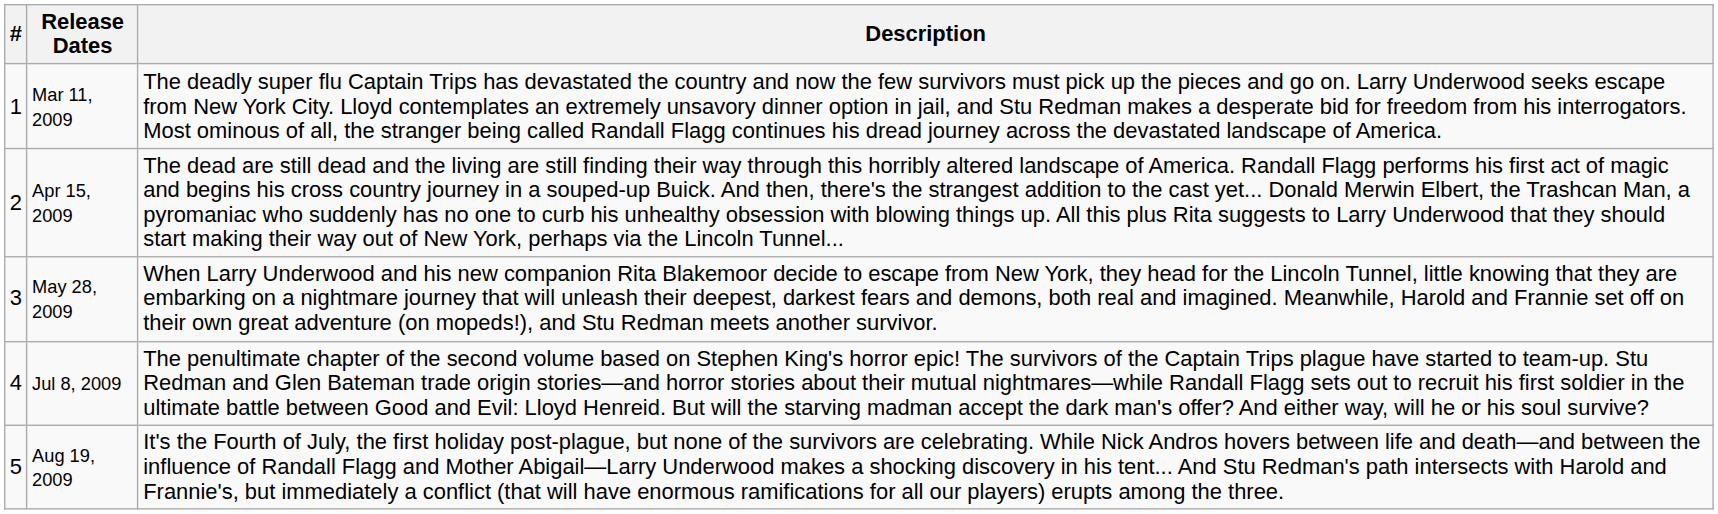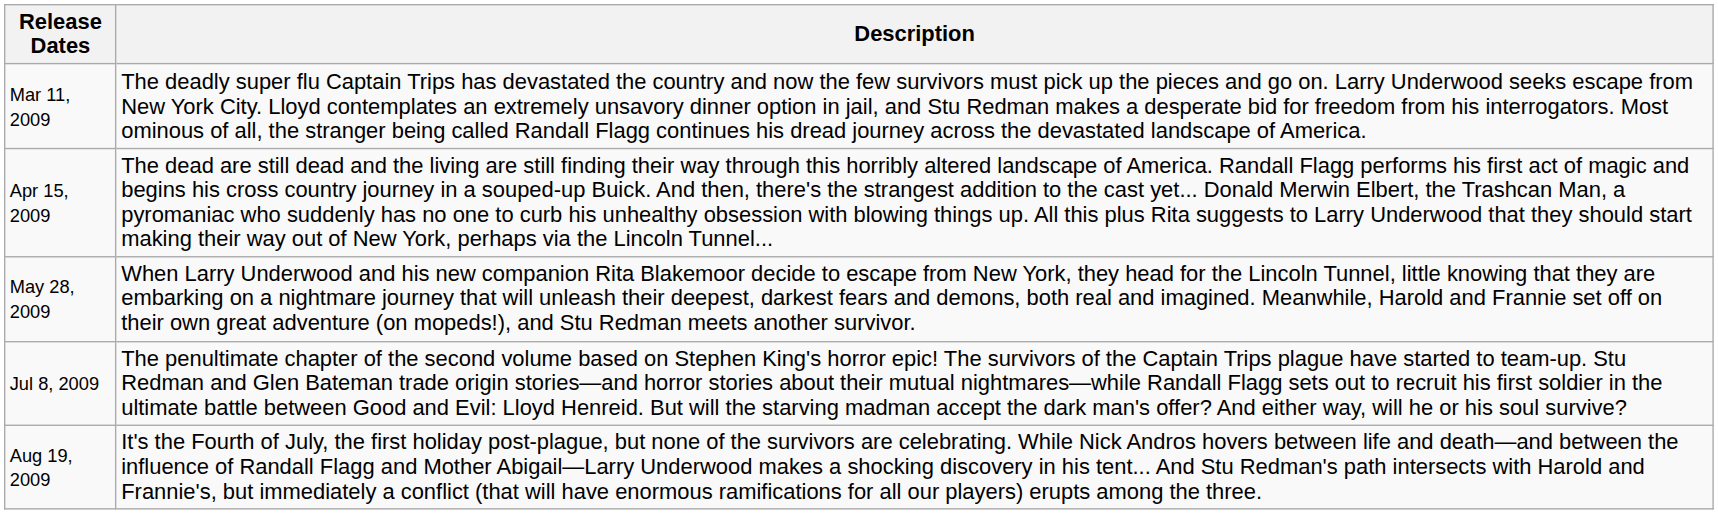- column: (16, 34)
